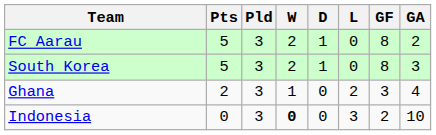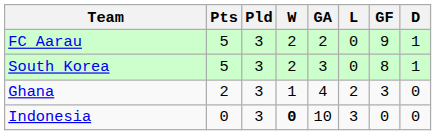columns swapped: (323, 17) <-> (415, 17)
(385, 42) 8 -> (385, 42) 9
(385, 117) 2 -> (385, 117) 0
